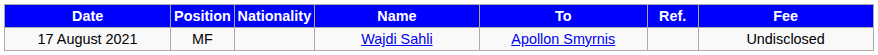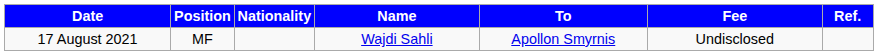columns swapped: (786, 16) <-> (673, 16)
